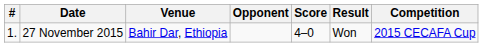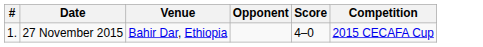- column: (351, 13)
